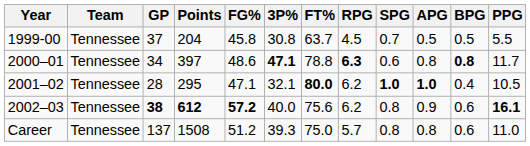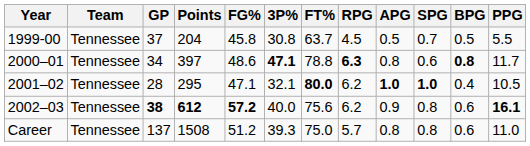columns swapped: (432, 15) <-> (395, 15)
